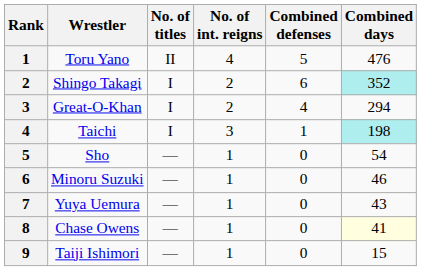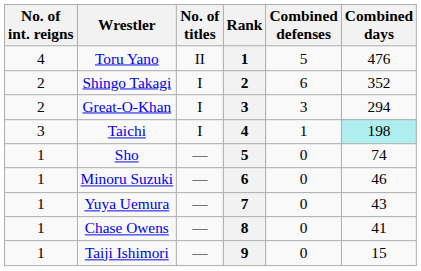columns swapped: (26, 25) <-> (230, 25)
(379, 82) paleturquoise background -> (379, 82) no background
(304, 107) 4 -> (304, 107) 3
(379, 155) 54 -> (379, 155) 74
(379, 228) lightyellow background -> (379, 228) no background
